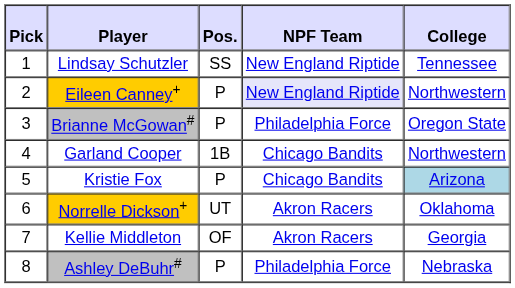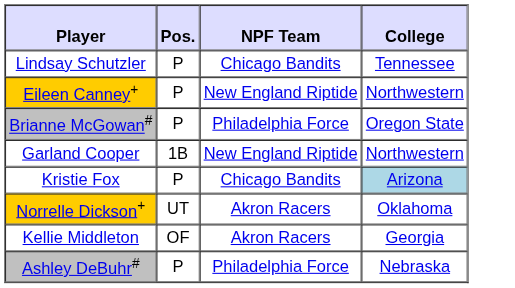- column: (26, 36)
(220, 63) SS -> (178, 63) P
(323, 63) New England Riptide -> (281, 63) Chicago Bandits
(323, 92) lavender background -> (281, 92) no background
(323, 152) Chicago Bandits -> (281, 152) New England Riptide
